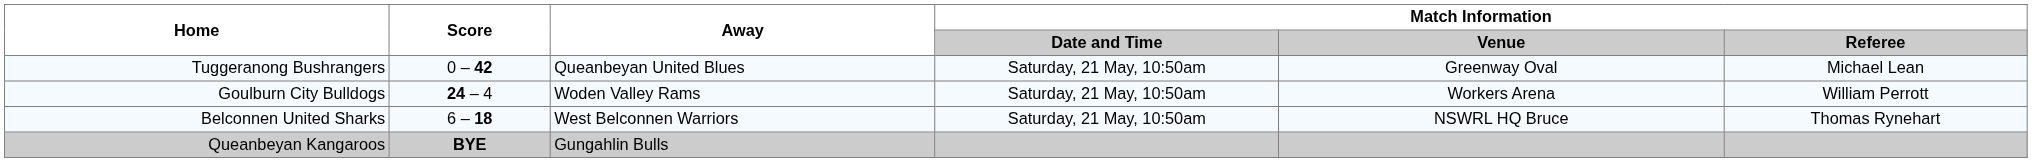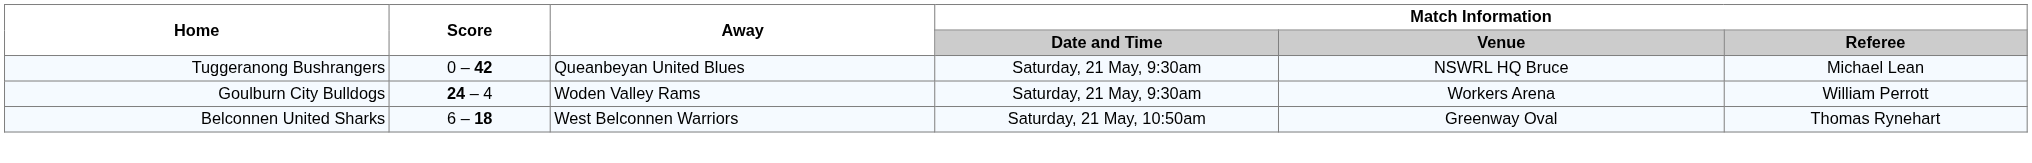(1107, 68) Saturday, 21 May, 10:50am -> (1107, 68) Saturday, 21 May, 9:30am
(1501, 68) Greenway Oval -> (1501, 68) NSWRL HQ Bruce
(1107, 93) Saturday, 21 May, 10:50am -> (1107, 93) Saturday, 21 May, 9:30am
(1501, 119) NSWRL HQ Bruce -> (1501, 119) Greenway Oval
- row: (297, 144)
